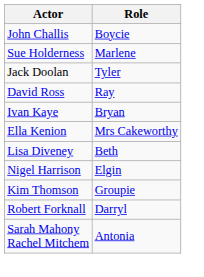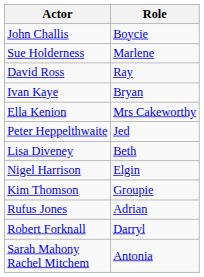- row: (38, 72)
+ row: (57, 131)
+ row: (37, 209)
